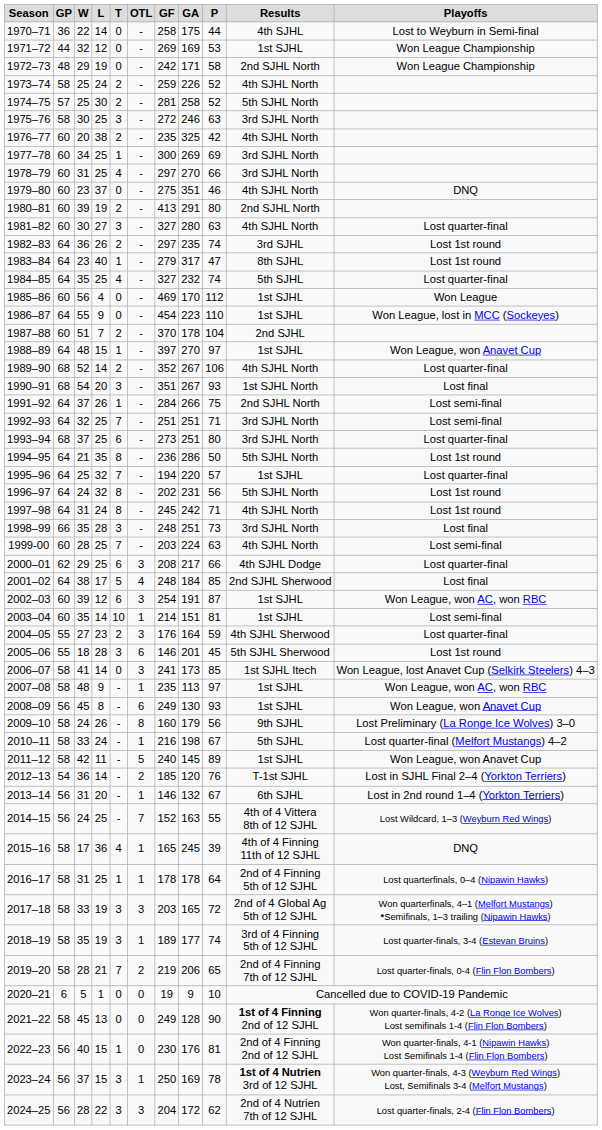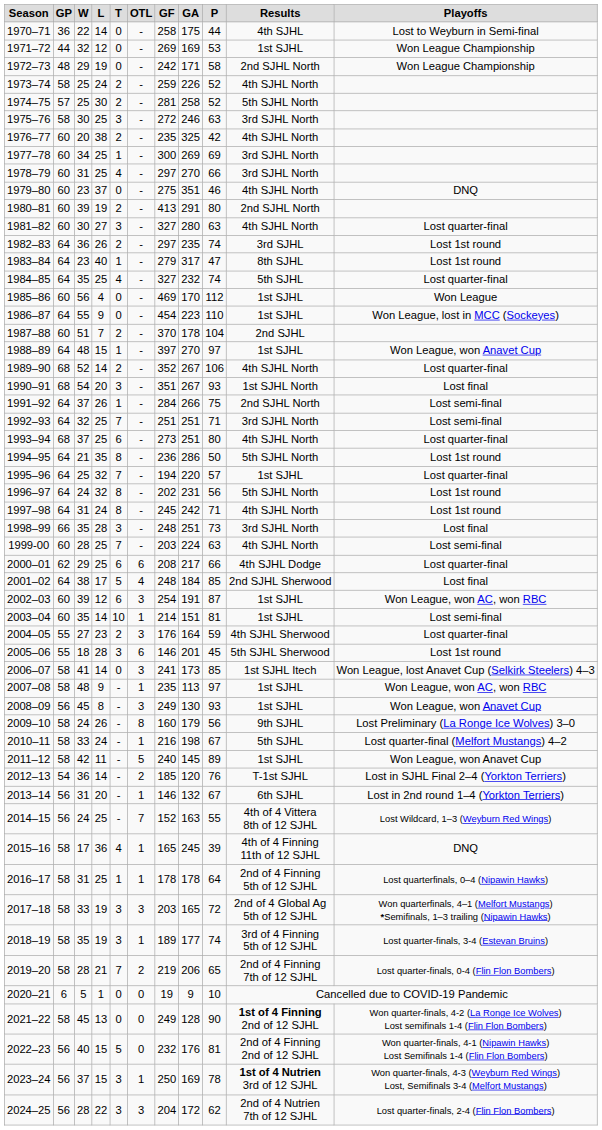(280, 439) 3rd SJHL North -> (280, 439) 4th SJHL North
(141, 564) 3 -> (141, 564) 6
(141, 706) 6 -> (141, 706) 3
(119, 1049) 1 -> (119, 1049) 5
(167, 1049) 230 -> (167, 1049) 232
